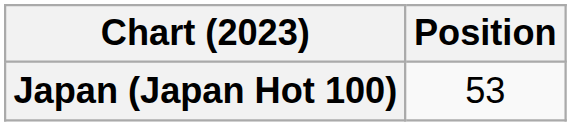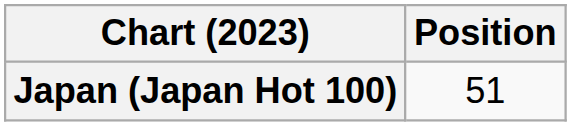(485, 90) 53 -> (485, 90) 51
